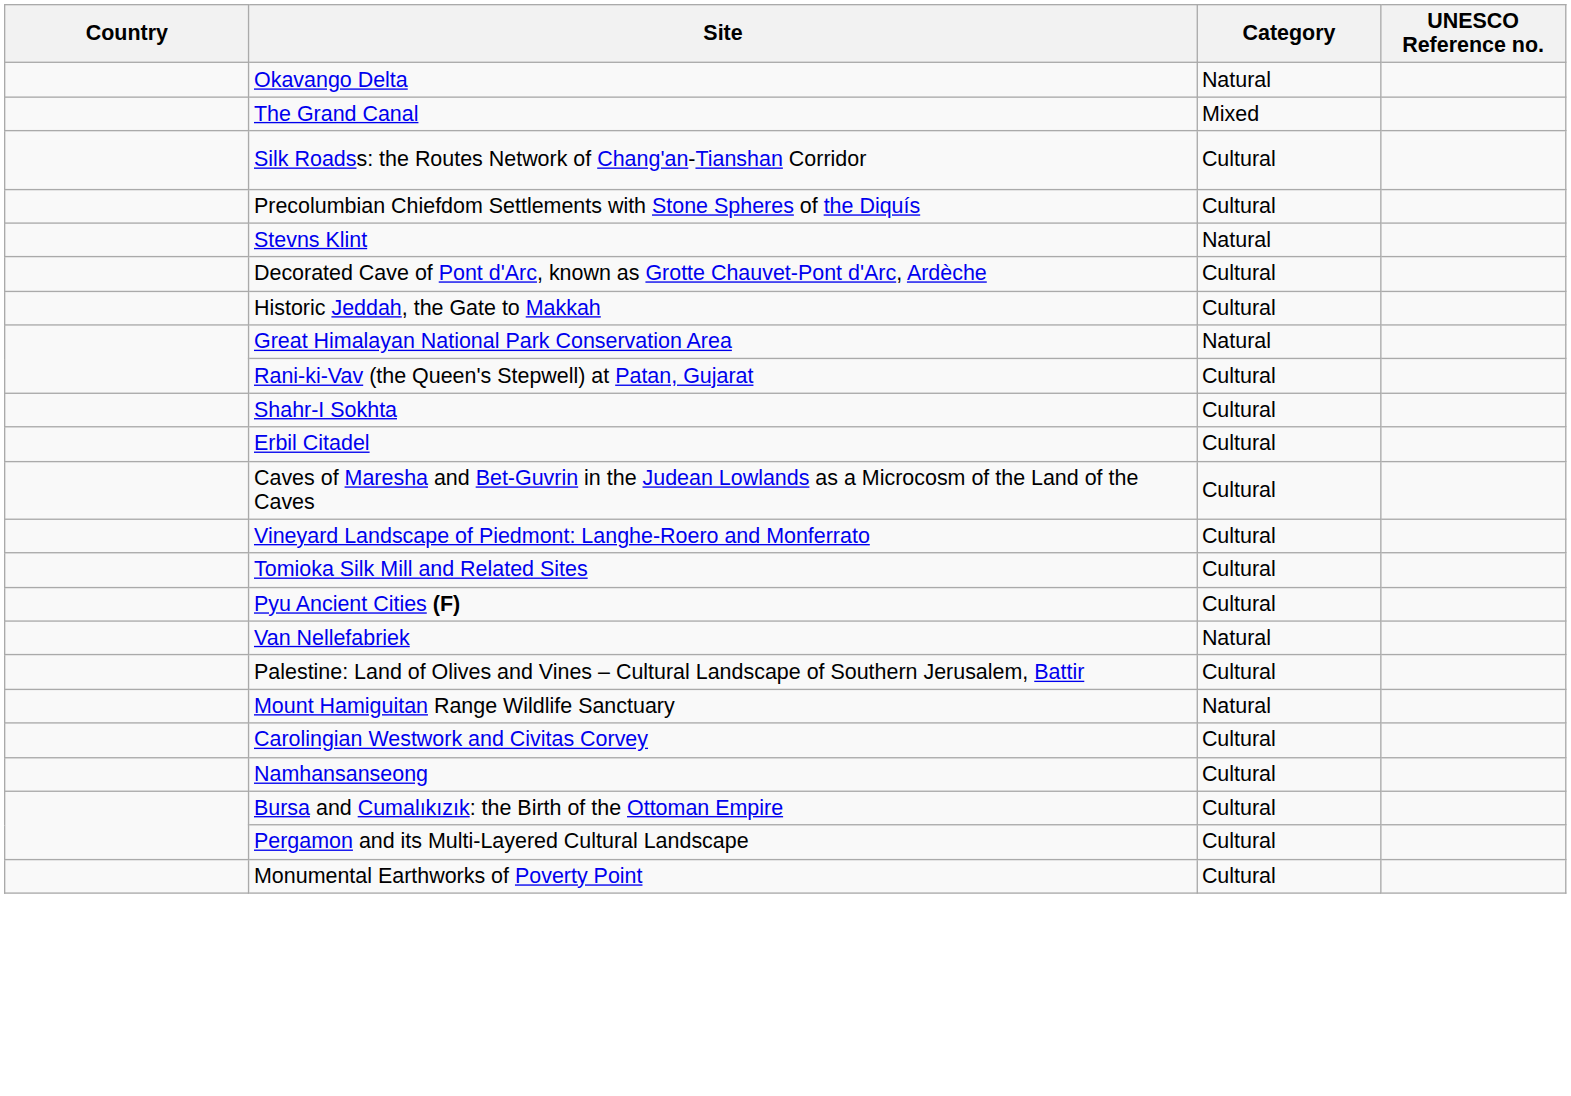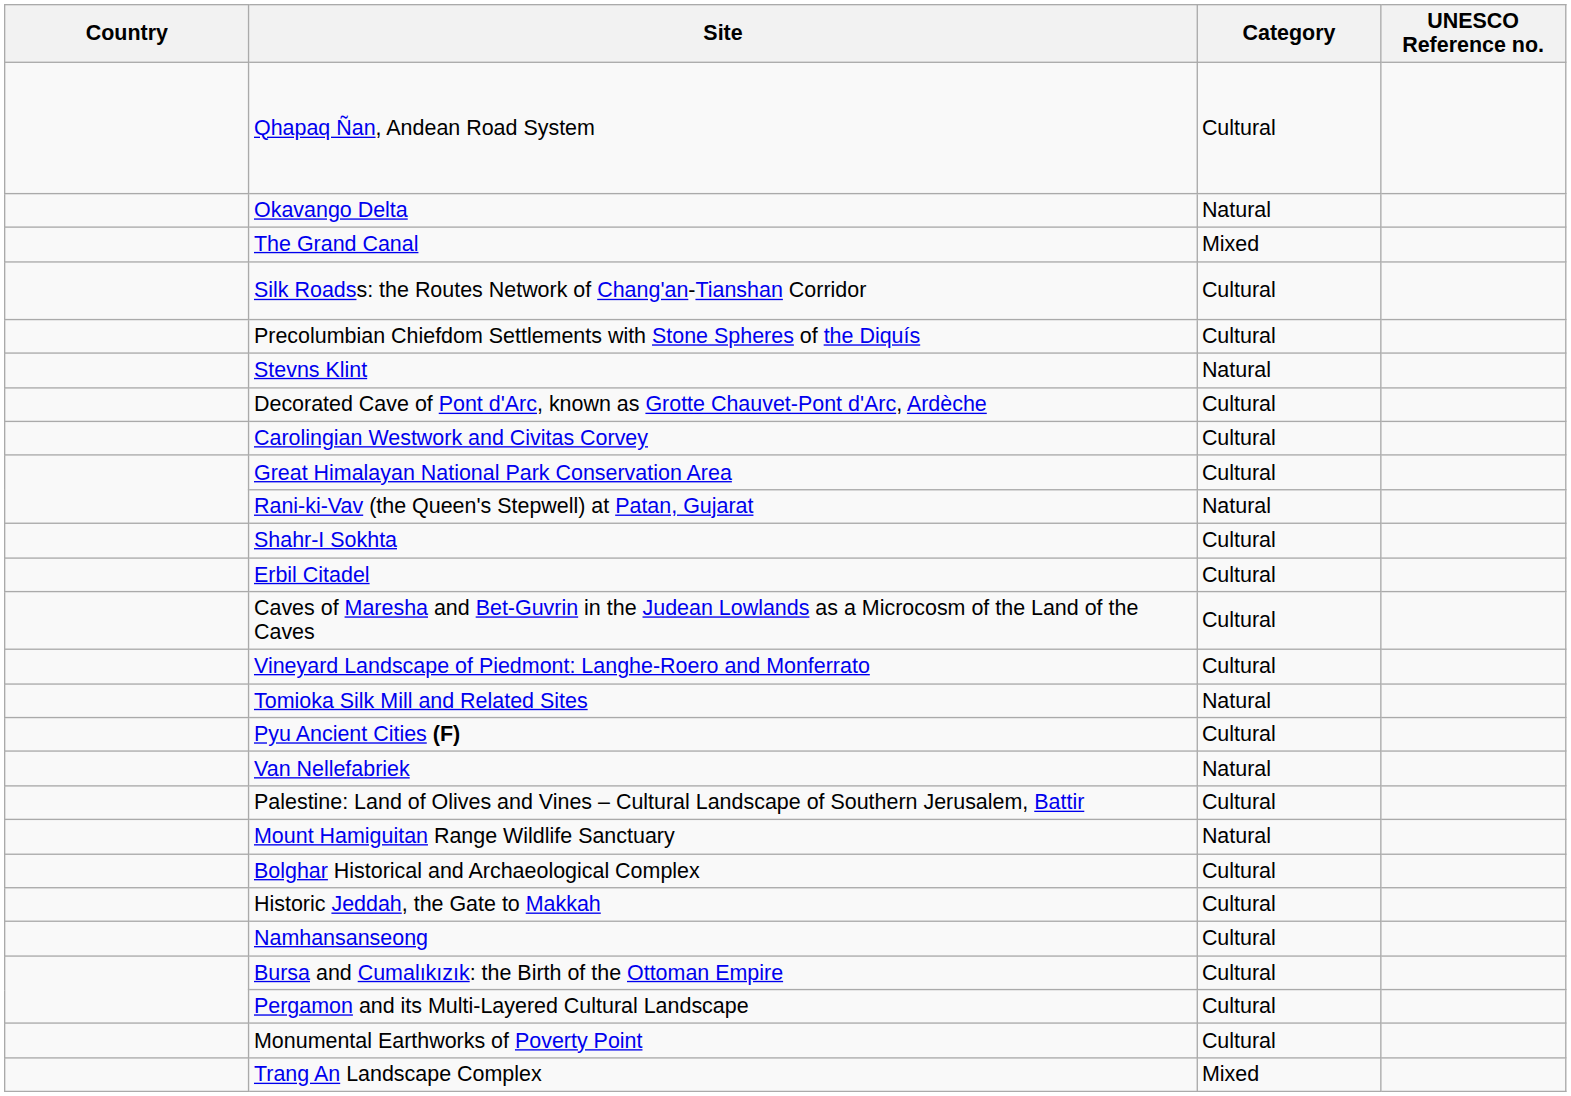+ row: (424, 127)
rows swapped: (451, 739) <-> (427, 307)
(1236, 341) Natural -> (1239, 472) Cultural
(1239, 375) Cultural -> (1236, 506) Natural
(1239, 569) Cultural -> (1236, 700) Natural
+ row: (477, 870)
+ row: (398, 1074)
